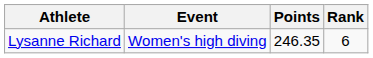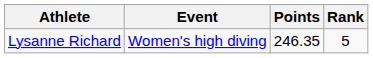(346, 41) 6 -> (346, 41) 5
